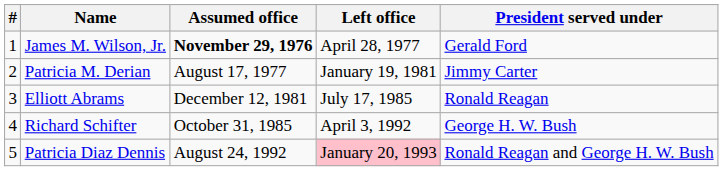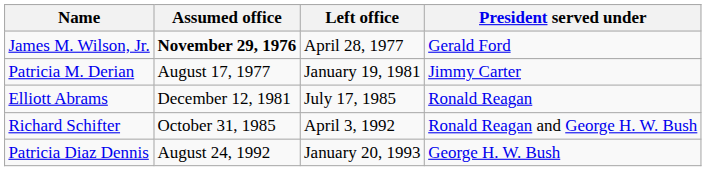- column: (13, 17)
(511, 125) George H. W. Bush -> (563, 125) Ronald Reagan and George H. W. Bush
(378, 152) pink background -> (362, 152) no background
(579, 152) Ronald Reagan and George H. W. Bush -> (494, 152) George H. W. Bush
